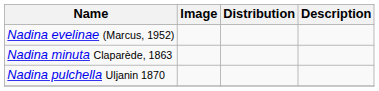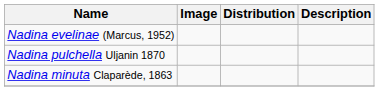rows swapped: (90, 55) <-> (86, 75)
